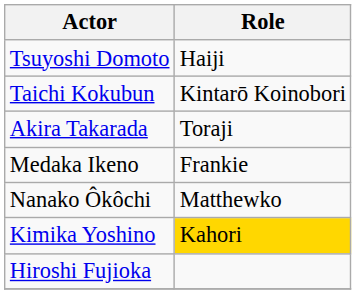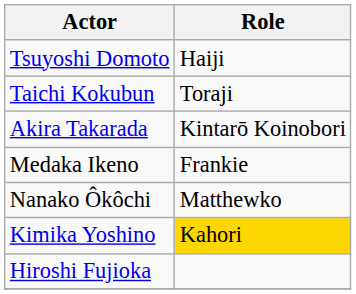(263, 93) Kintarō Koinobori -> (206, 93) Toraji
(206, 128) Toraji -> (263, 128) Kintarō Koinobori
